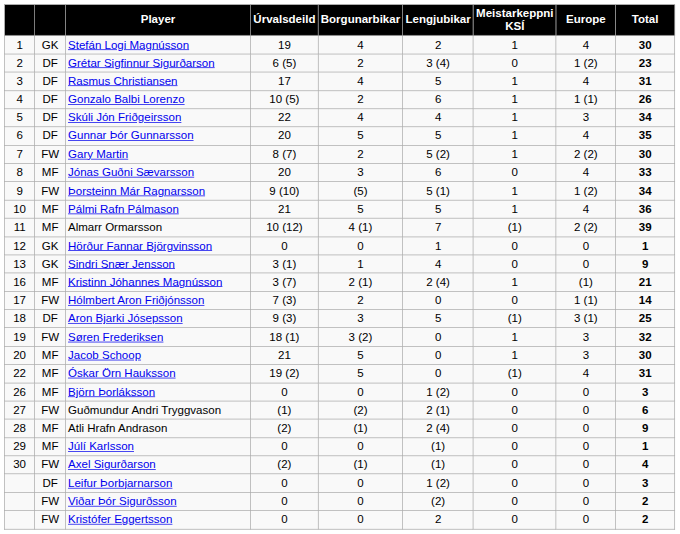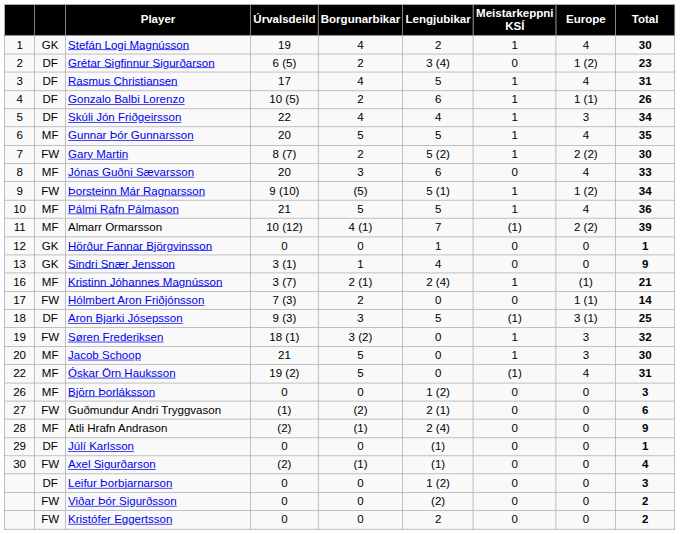(50, 136) DF -> (50, 136) MF
(50, 446) MF -> (50, 446) DF
